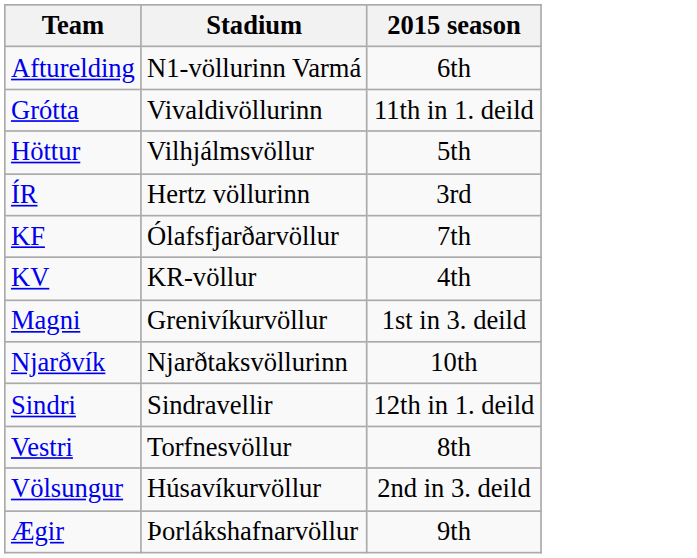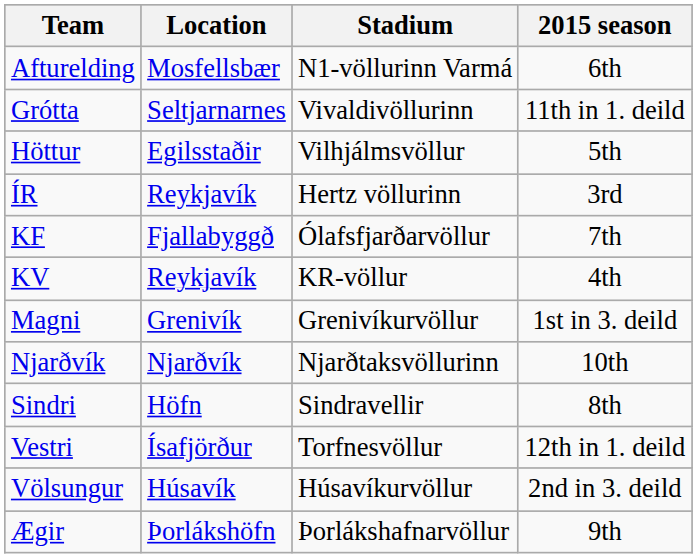+ column: (216, 25)
(454, 404) 12th in 1. deild -> (605, 404) 8th
(454, 446) 8th -> (605, 446) 12th in 1. deild
